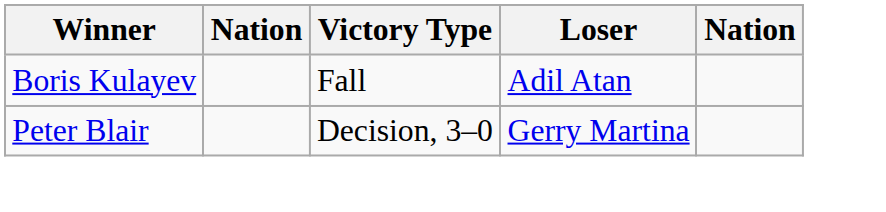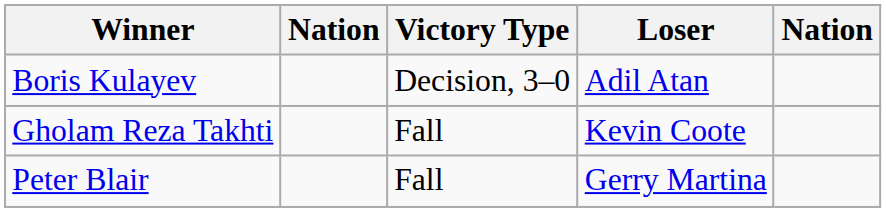(342, 79) Fall -> (482, 79) Decision, 3–0
+ row: (143, 130)
(405, 130) Decision, 3–0 -> (419, 180) Fall
